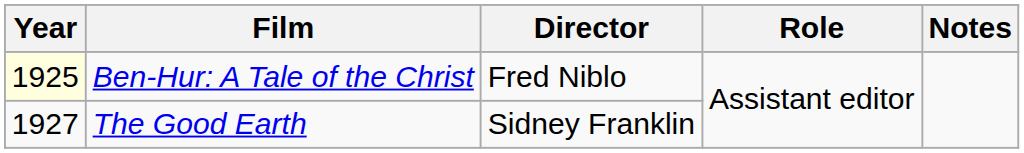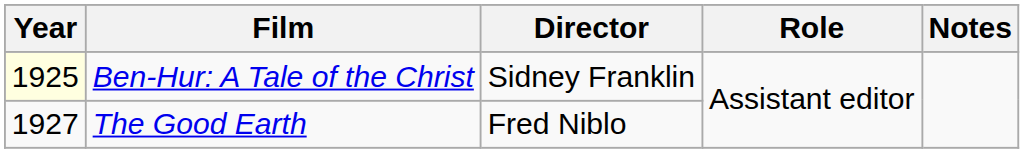(557, 76) Fred Niblo -> (591, 76) Sidney Franklin
(591, 123) Sidney Franklin -> (557, 123) Fred Niblo
